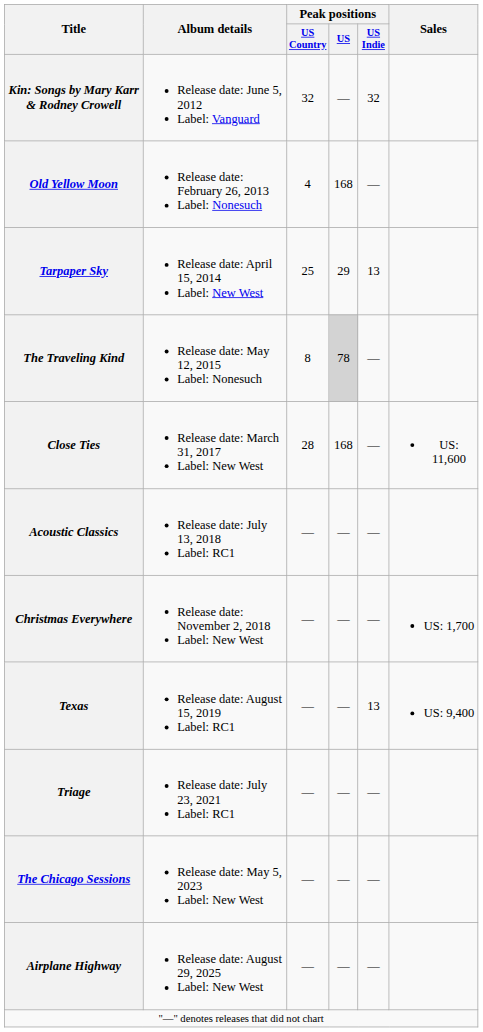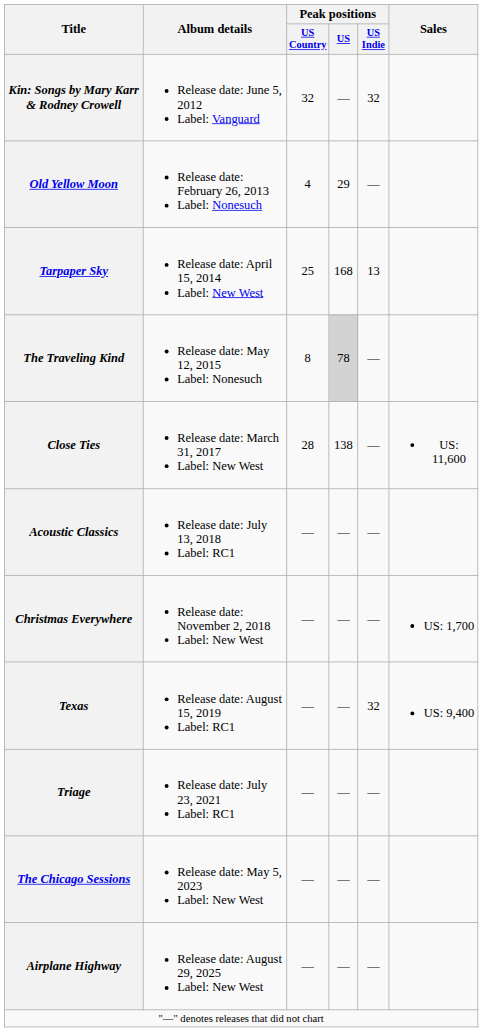(343, 184) 168 -> (343, 184) 29
(343, 271) 29 -> (343, 271) 168
(343, 445) 168 -> (343, 445) 138
(373, 705) 13 -> (373, 705) 32
